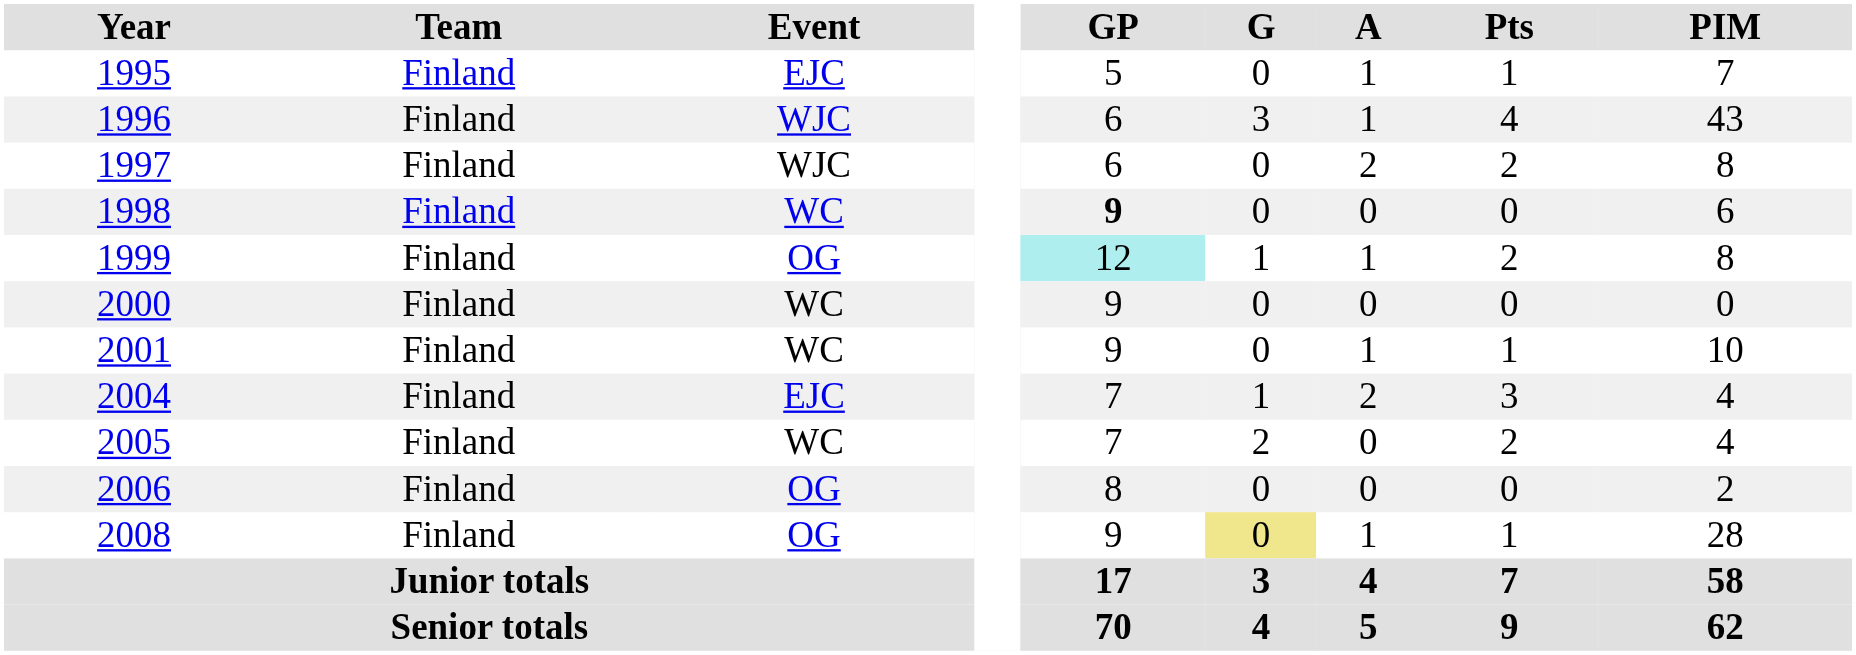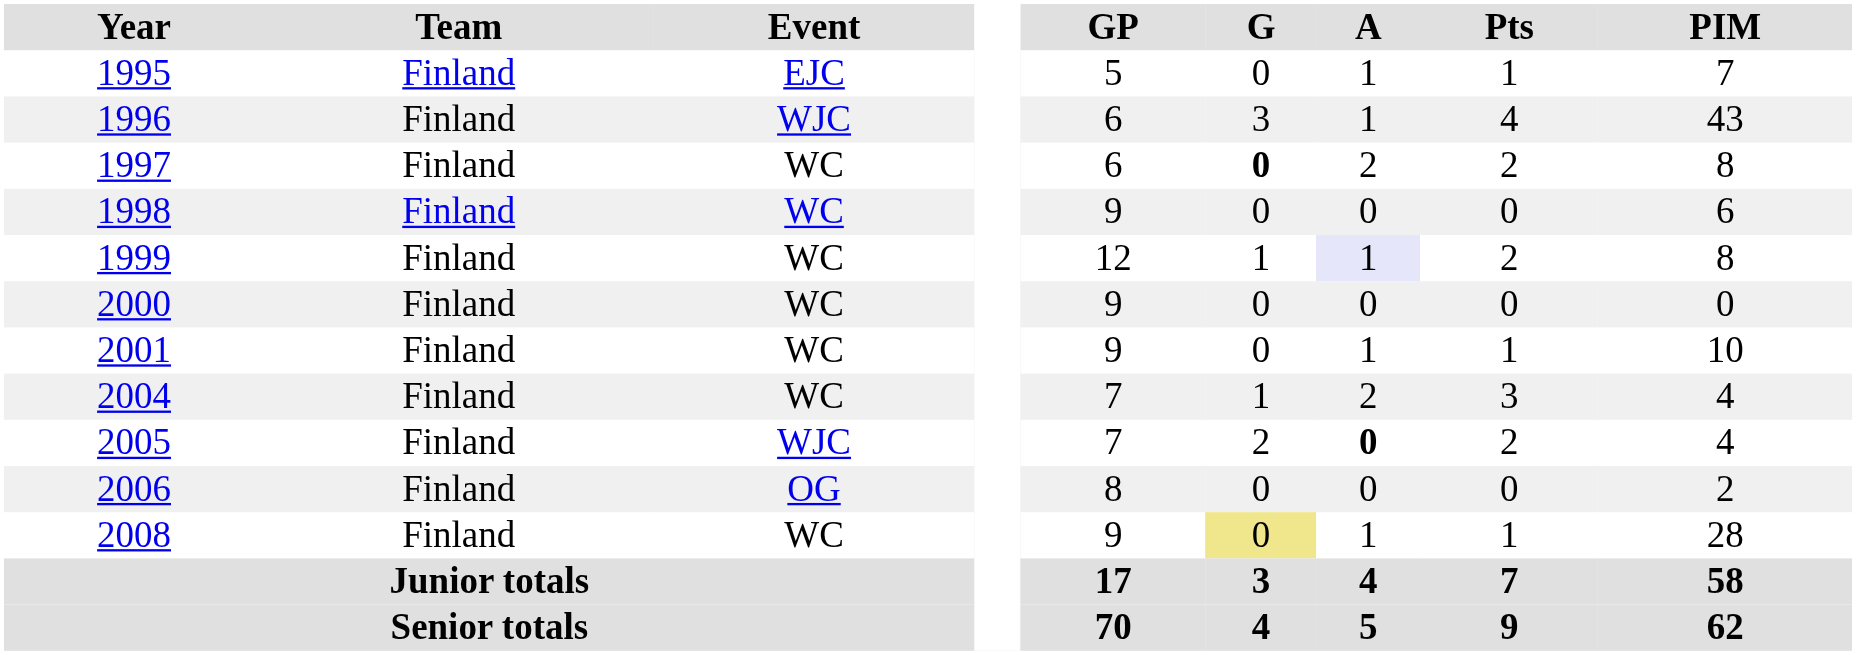(814, 165) WJC -> (814, 165) WC
(1261, 165) normal -> (1261, 165) bold
(1113, 211) bold -> (1113, 211) normal
(814, 257) OG -> (814, 257) WC
(1113, 257) paleturquoise background -> (1113, 257) no background
(1368, 257) no background -> (1368, 257) lavender background
(814, 396) EJC -> (814, 396) WC
(814, 442) WC -> (814, 442) WJC
(1368, 442) normal -> (1368, 442) bold
(814, 534) OG -> (814, 534) WC
